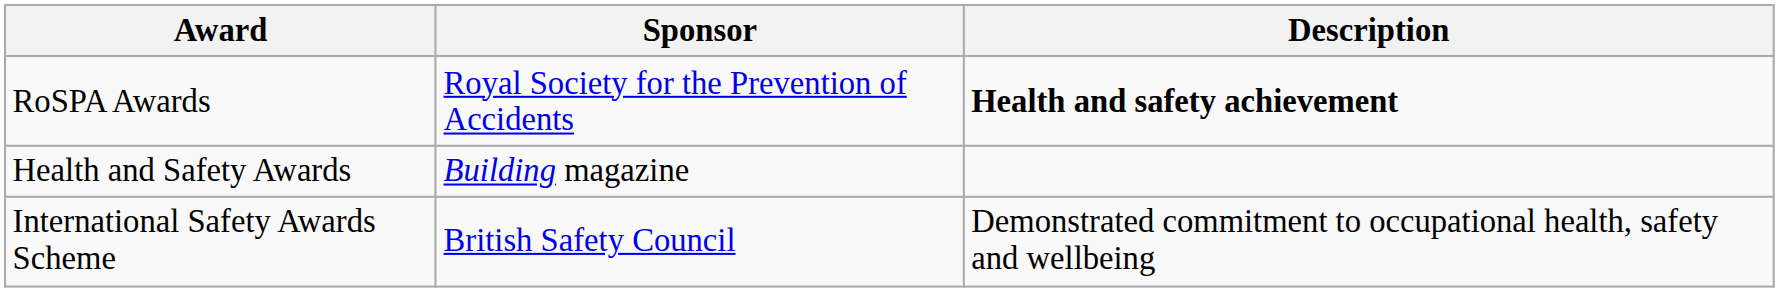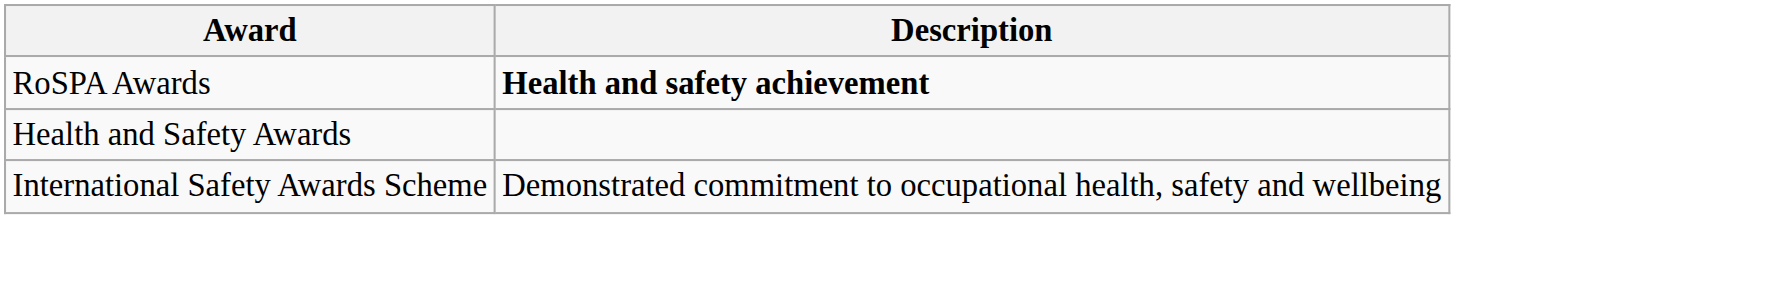- column: (700, 30)
